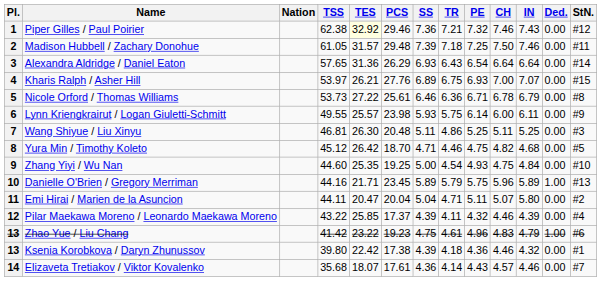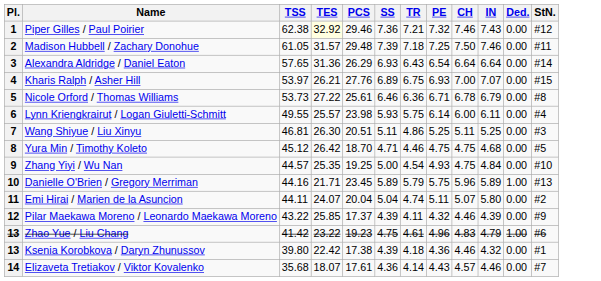- column: (299, 13)
(579, 115) #9 -> (540, 115) #4
(397, 132) 20.48 -> (359, 132) 20.51
(503, 149) 4.82 -> (465, 149) 4.75
(334, 166) 44.60 -> (295, 166) 44.57
(365, 200) 20.47 -> (327, 200) 24.07
(452, 200) 4.71 -> (413, 200) 4.74
(579, 217) #4 -> (540, 217) #9
